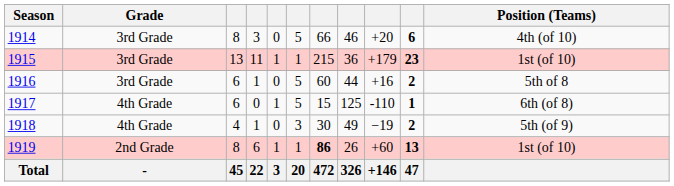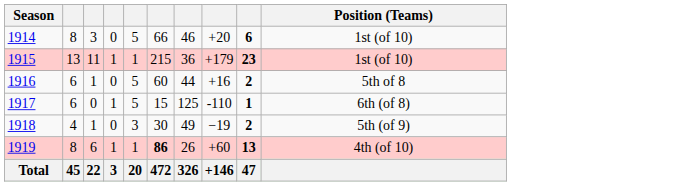- column: (145, 15)
(546, 37) 4th (of 10) -> (383, 37) 1st (of 10)
(546, 147) 1st (of 10) -> (383, 147) 4th (of 10)
